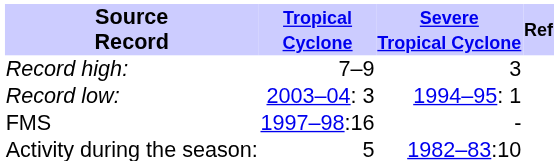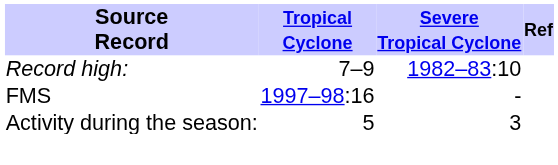(515, 68) 3 -> (464, 68) 1982–83:10
- row: (63, 95)
(464, 149) 1982–83:10 -> (515, 122) 3
